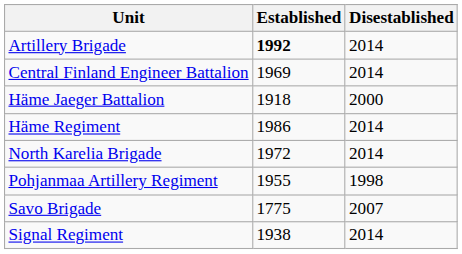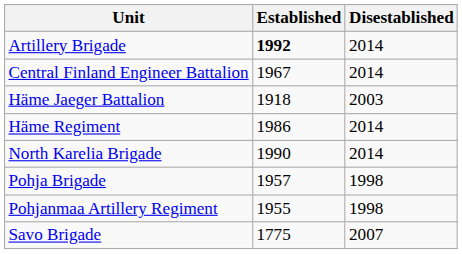(274, 72) 1969 -> (274, 72) 1967
(366, 99) 2000 -> (366, 99) 2003
(274, 153) 1972 -> (274, 153) 1990
+ row: (57, 180)
- row: (66, 235)
